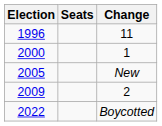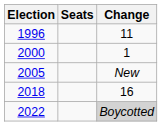- row: (31, 92)
+ row: (31, 92)
(127, 112) no background -> (127, 112) lightgrey background
